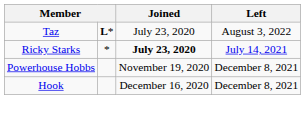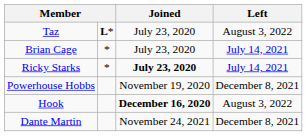+ row: (51, 49)
(164, 85) normal -> (165, 103) bold
(256, 85) December 8, 2021 -> (257, 103) August 3, 2022
+ row: (51, 121)
